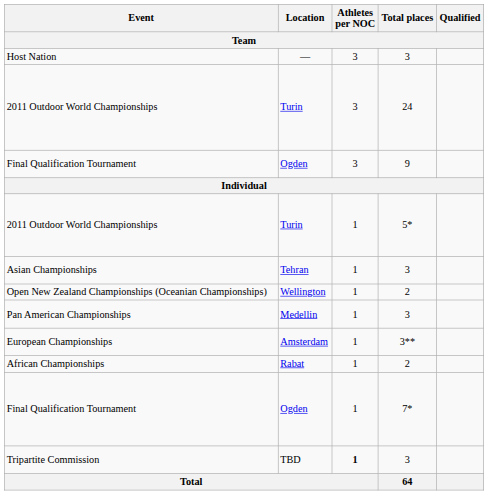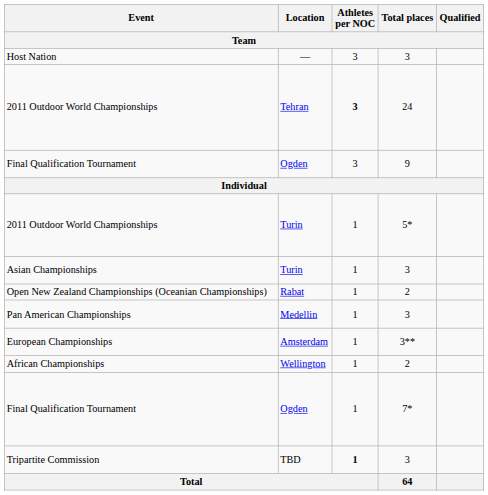(291, 107) Turin -> (294, 107) Tehran
(355, 107) normal -> (355, 107) bold
(294, 270) Tehran -> (291, 270) Turin
(303, 292) Wellington -> (292, 292) Rabat
(292, 364) Rabat -> (303, 364) Wellington
